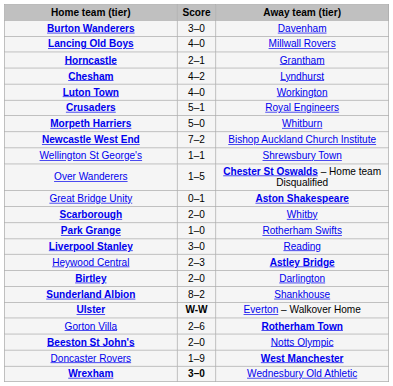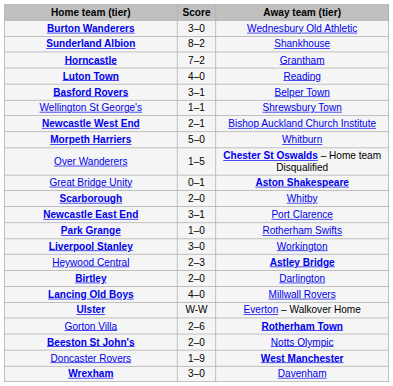(302, 29) Davenham -> (302, 29) Wednesbury Old Athletic
rows swapped: (91, 45) <-> (91, 295)
(196, 60) 2–1 -> (196, 60) 7–2
- row: (91, 76)
(302, 92) Workington -> (302, 76) Reading
+ row: (91, 92)
- row: (91, 108)
rows swapped: (91, 156) <-> (91, 124)
(196, 140) 7–2 -> (196, 124) 2–1
+ row: (91, 215)
(302, 247) Reading -> (302, 247) Workington
(196, 311) bold -> (196, 311) normal
(196, 374) bold -> (196, 374) normal
(302, 374) Wednesbury Old Athletic -> (302, 374) Davenham
